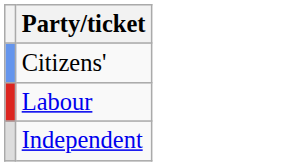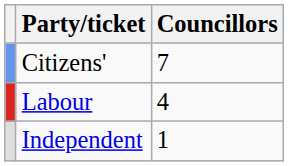+ column: (217, 23)
